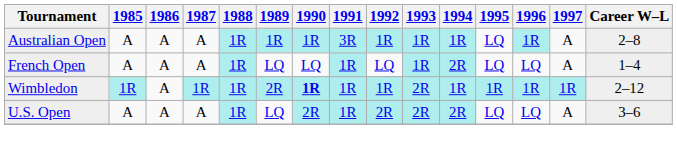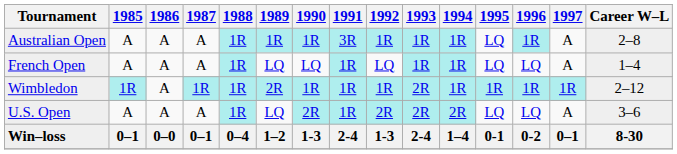(458, 64) 2R -> (458, 64) 1R
(311, 88) bold -> (311, 88) normal
+ row: (37, 136)
